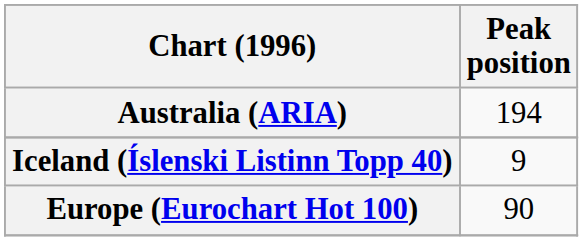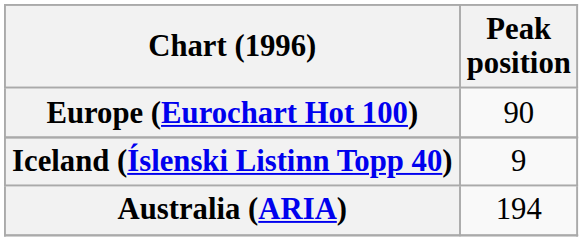rows swapped: (232, 112) <-> (232, 209)
